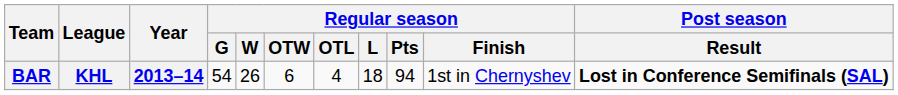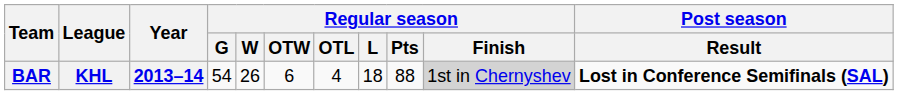(405, 76) 94 -> (405, 76) 88
(499, 76) no background -> (499, 76) lightgrey background
